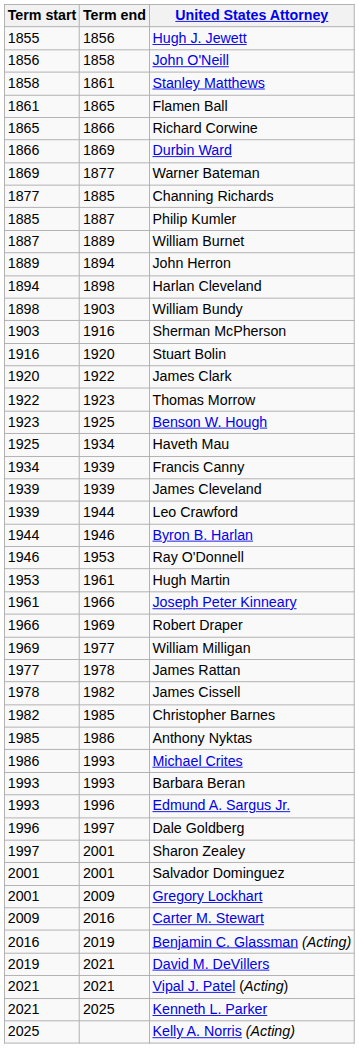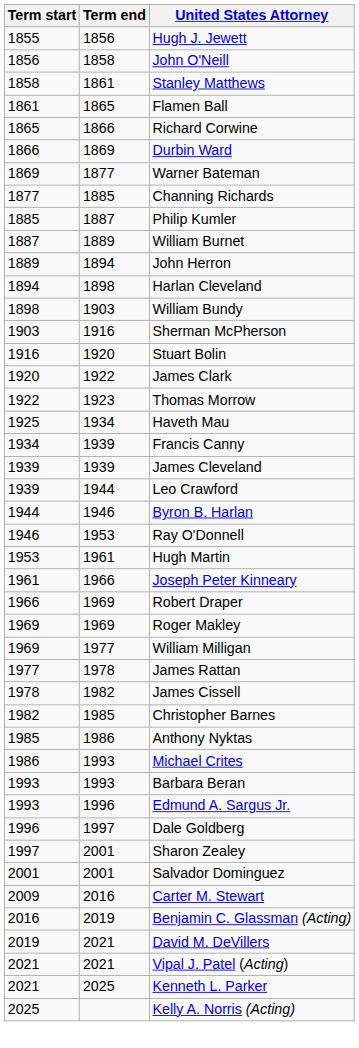- row: (210, 422)
+ row: (196, 625)
- row: (207, 896)
